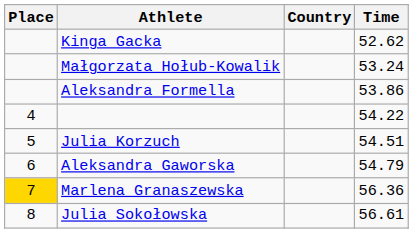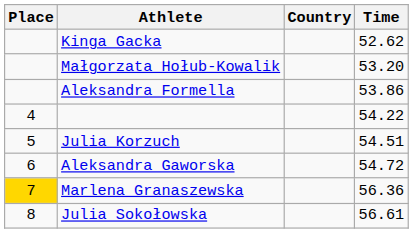(381, 67) 53.24 -> (381, 67) 53.20
(381, 166) 54.79 -> (381, 166) 54.72
